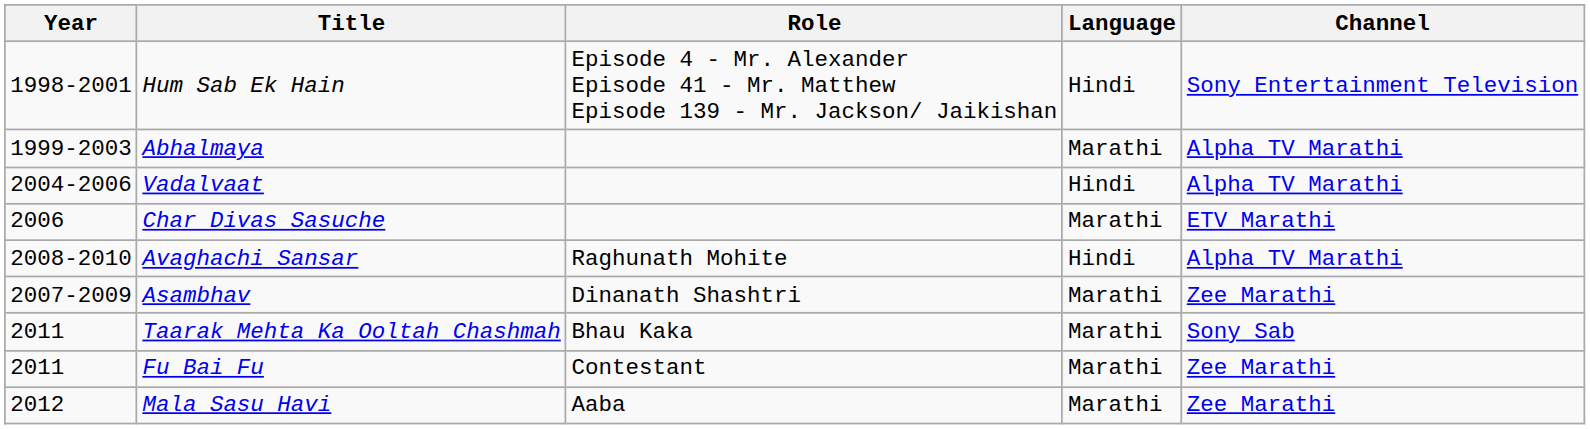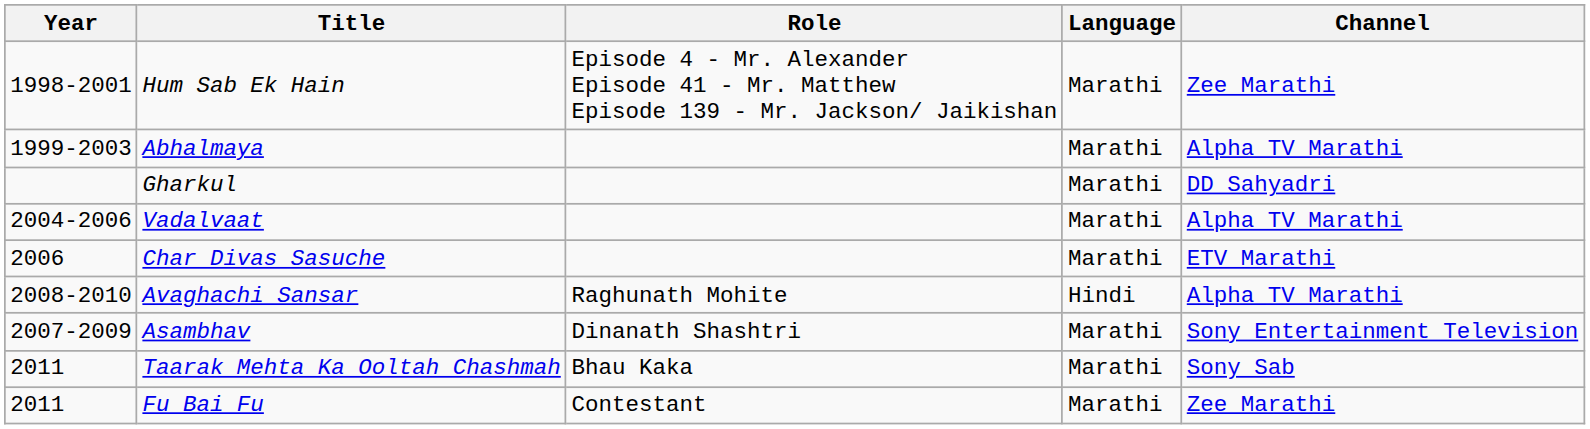(1102, 86) Hindi -> (1115, 86) Marathi
(1382, 86) Sony Entertainment Television -> (1261, 86) Zee Marathi
+ row: (190, 185)
(1102, 185) Hindi -> (1115, 222) Marathi
(1261, 295) Zee Marathi -> (1382, 332) Sony Entertainment Television
- row: (237, 405)
